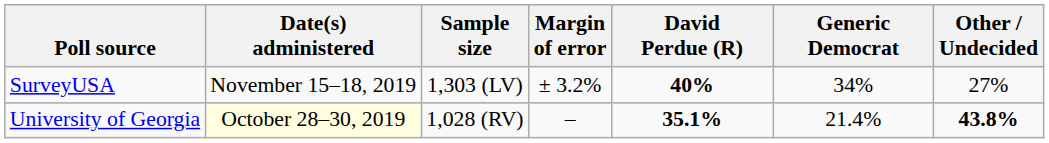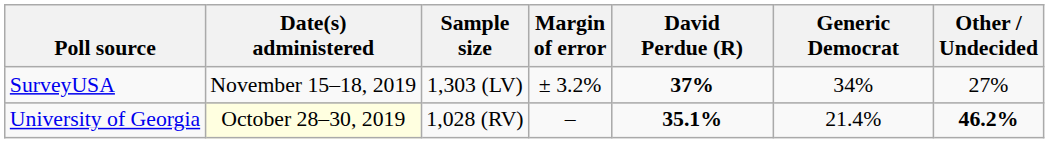(692, 84) 40% -> (692, 84) 37%
(988, 120) 43.8% -> (988, 120) 46.2%
